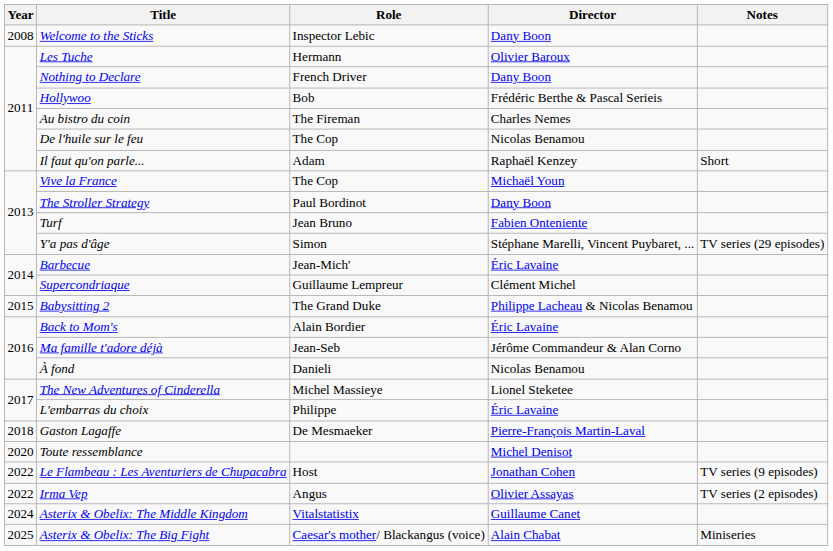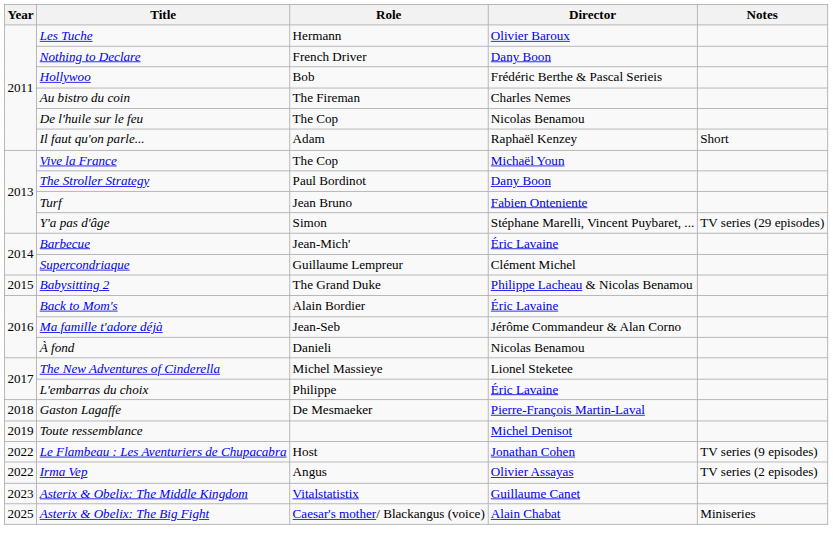- row: (96, 35)
(21, 451) 2020 -> (21, 431) 2019
(21, 514) 2024 -> (21, 493) 2023
